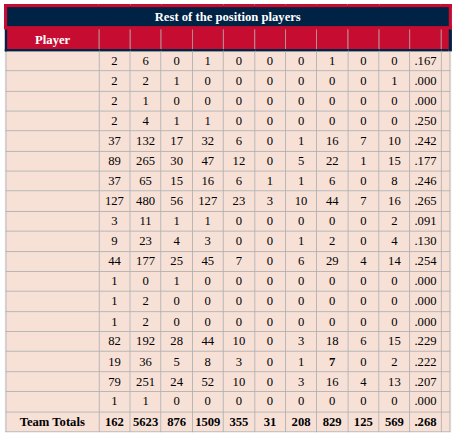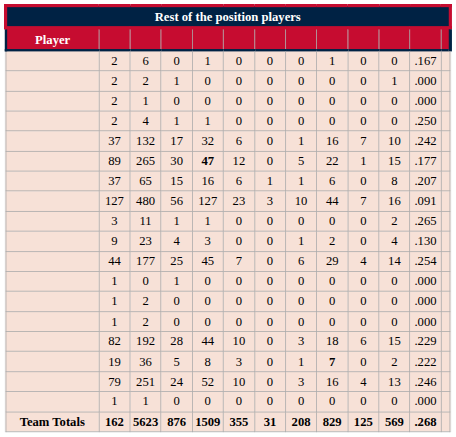(208, 161) normal -> (208, 161) bold
(426, 181) .246 -> (426, 181) .207
(426, 201) .265 -> (426, 201) .091
(426, 221) .091 -> (426, 221) .265
(426, 381) .207 -> (426, 381) .246
